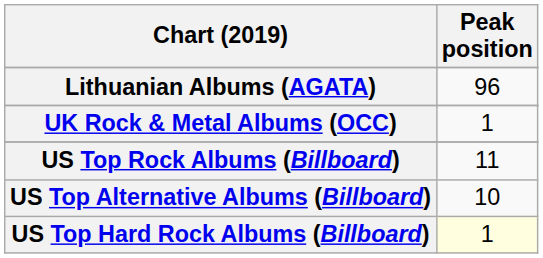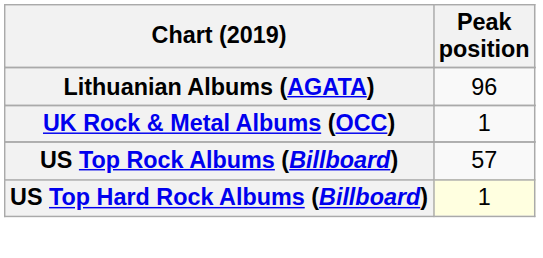(487, 160) 11 -> (484, 160) 57
- row: (221, 197)
